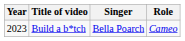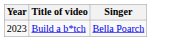- column: (163, 12)
